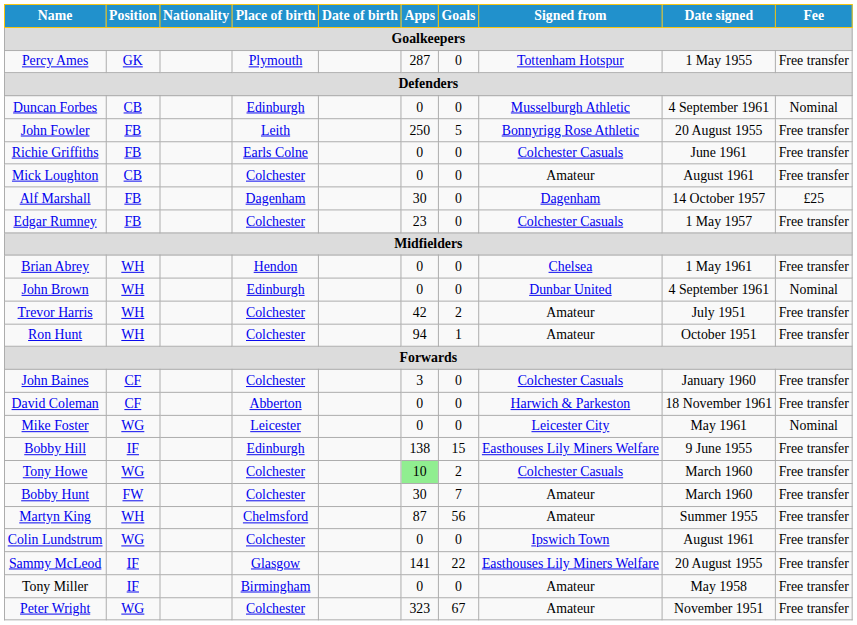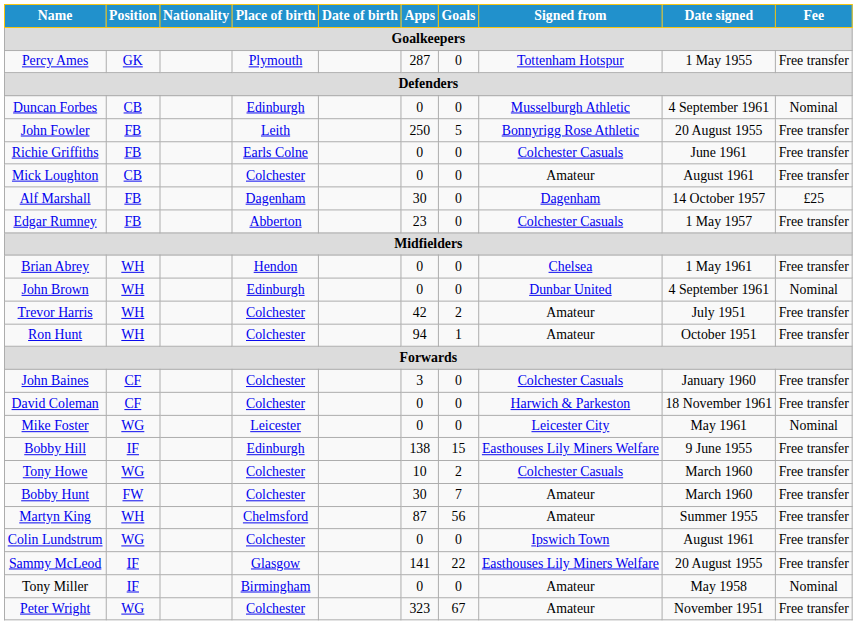(276, 221) Colchester -> (276, 221) Abberton
(276, 403) Abberton -> (276, 403) Colchester
(420, 472) lightgreen background -> (420, 472) no background
(814, 586) Free transfer -> (814, 586) Nominal
